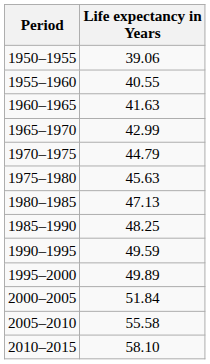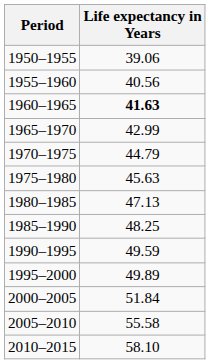(142, 81) 40.55 -> (142, 81) 40.56
(142, 105) normal -> (142, 105) bold
